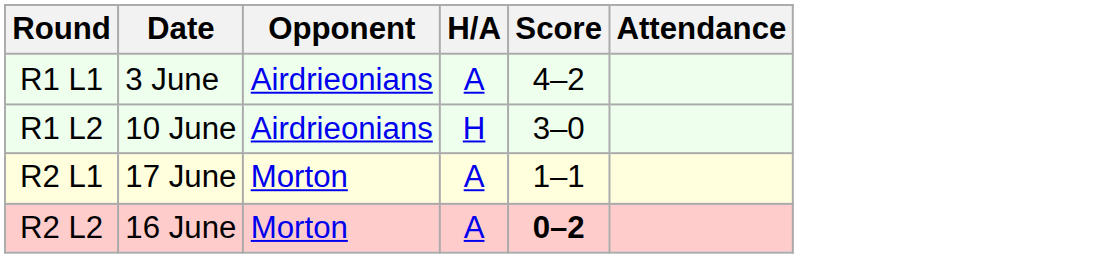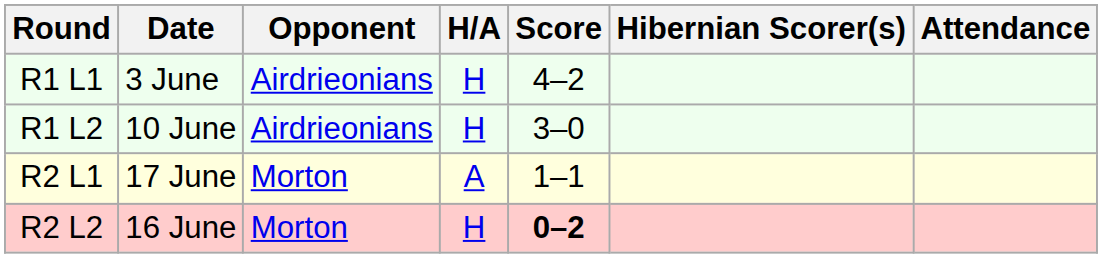+ column: (761, 29)
(474, 78) A -> (474, 78) H
(474, 227) A -> (474, 227) H
